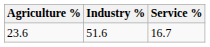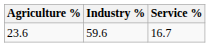(97, 32) 51.6 -> (97, 32) 59.6
